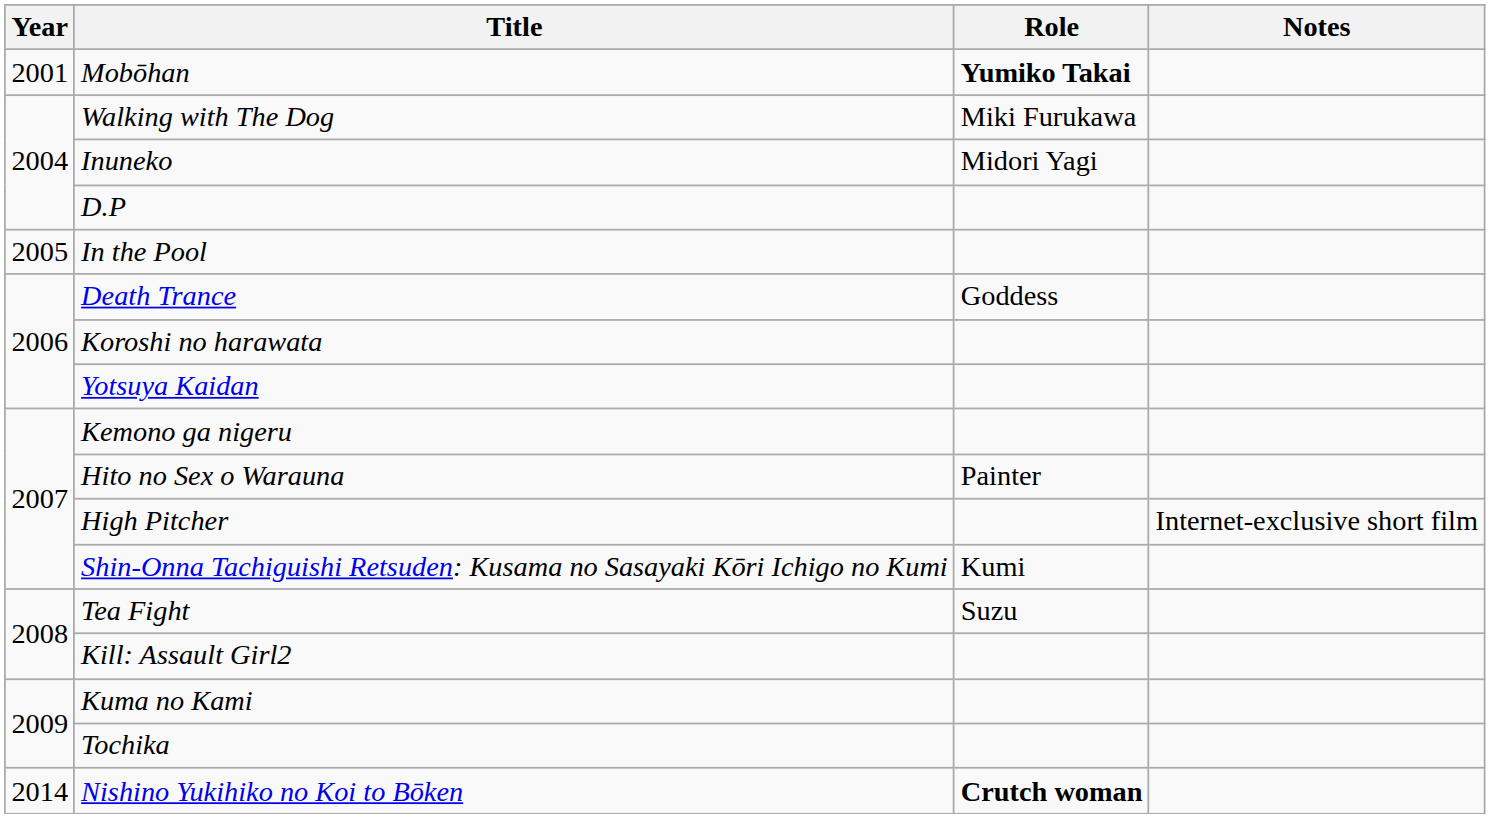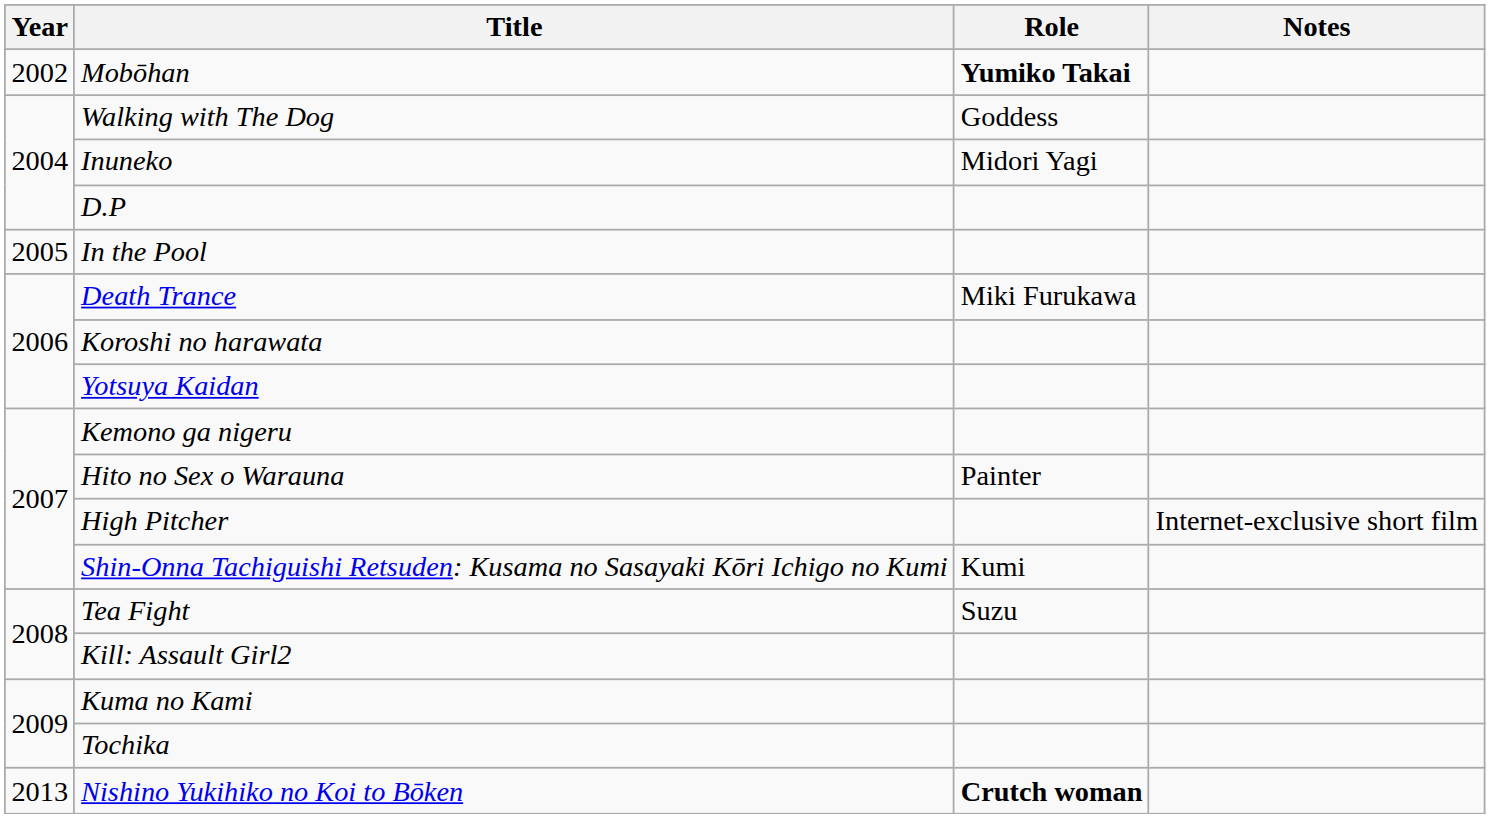(40, 71) 2001 -> (40, 71) 2002
(1049, 116) Miki Furukawa -> (1010, 116) Goddess
(1010, 296) Goddess -> (1049, 296) Miki Furukawa
(40, 790) 2014 -> (40, 790) 2013
